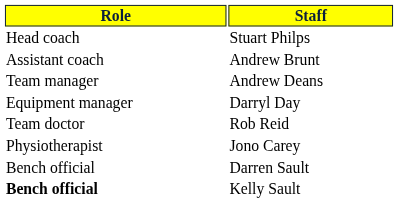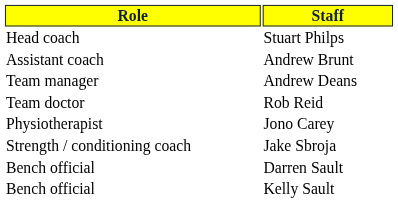- row: (265, 102)
+ row: (300, 146)
(52, 189) bold -> (50, 189) normal
